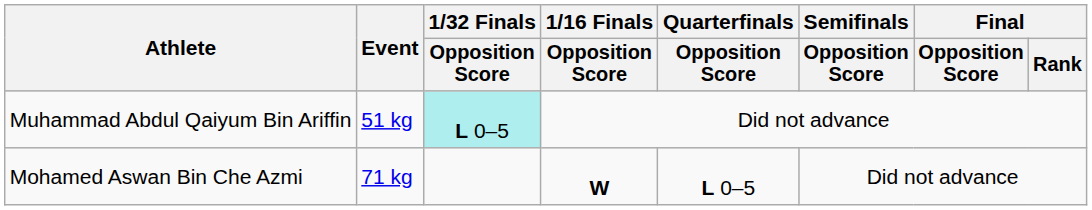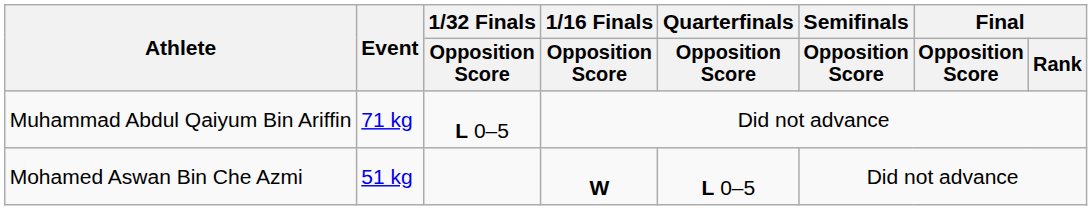(387, 120) 51 kg -> (387, 120) 71 kg
(482, 132) paleturquoise background -> (482, 132) no background
(387, 176) 71 kg -> (387, 176) 51 kg
